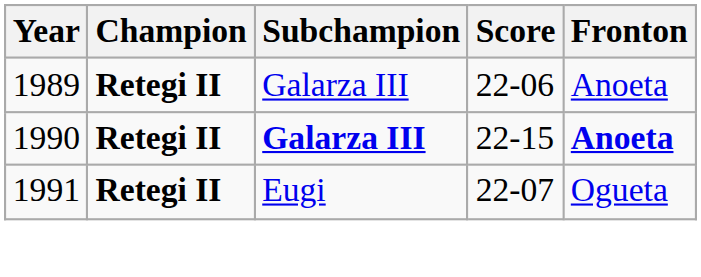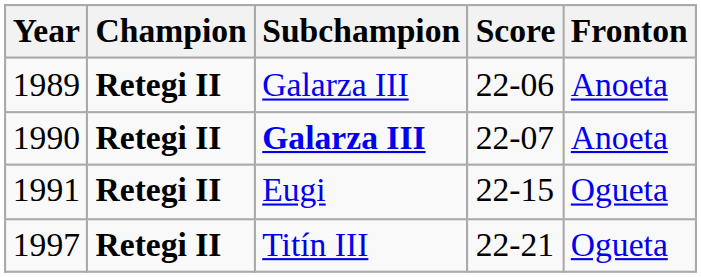(515, 137) 22-15 -> (515, 137) 22-07
(622, 137) bold -> (619, 137) normal
(515, 191) 22-07 -> (515, 191) 22-15
+ row: (46, 244)
